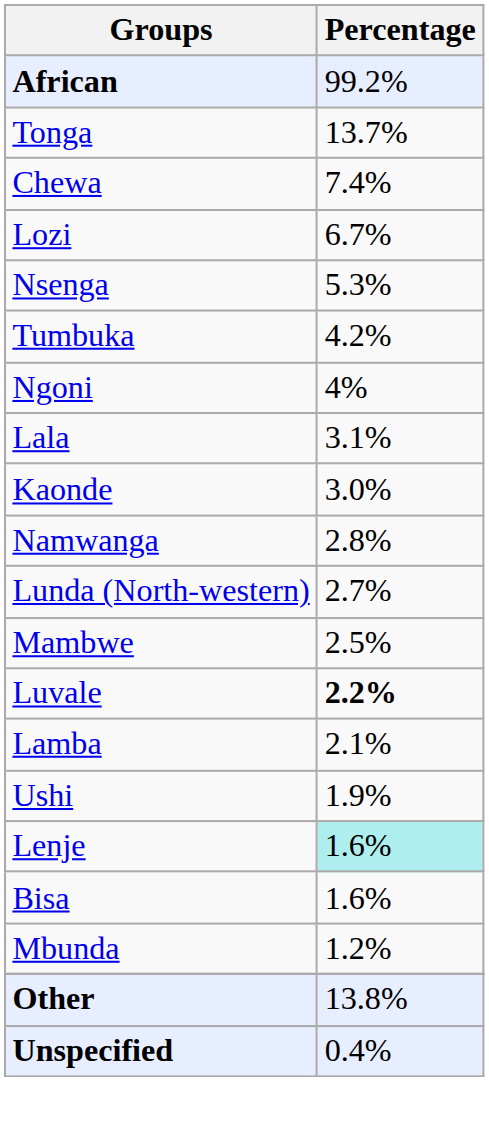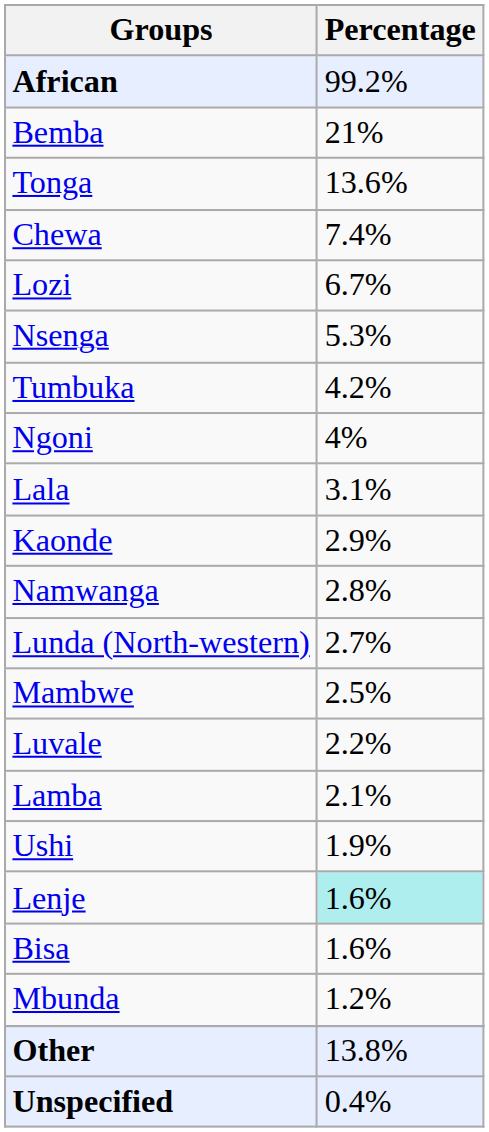+ row: (58, 132)
(366, 132) 13.7% -> (366, 183) 13.6%
(358, 489) 3.0% -> (358, 540) 2.9%
(361, 693) bold -> (358, 744) normal
